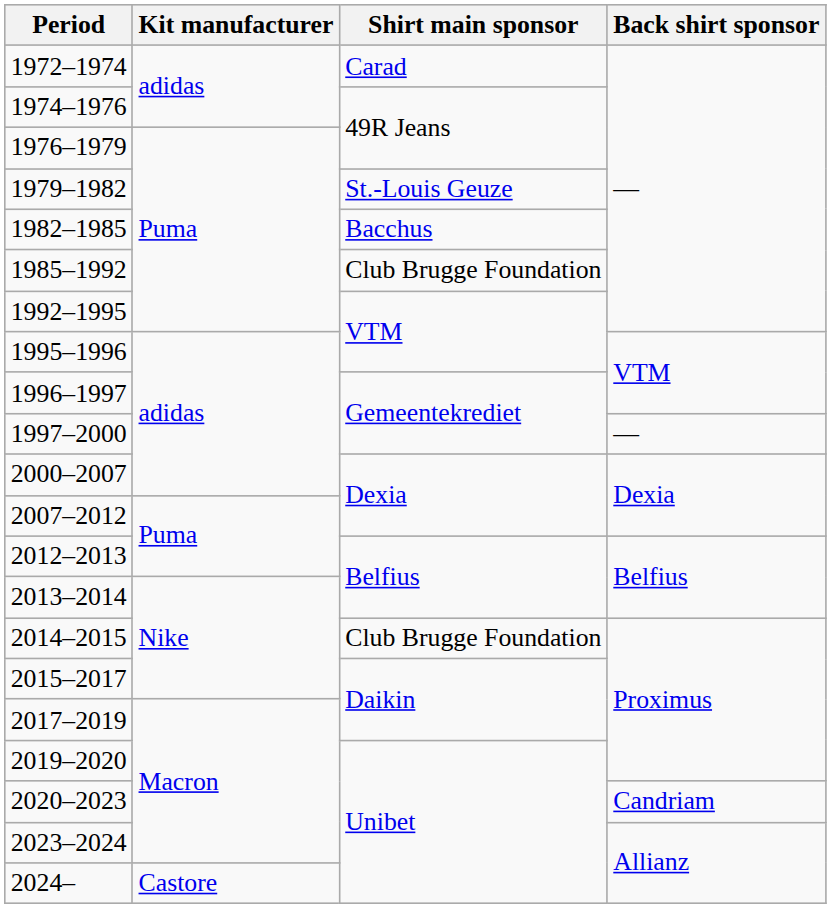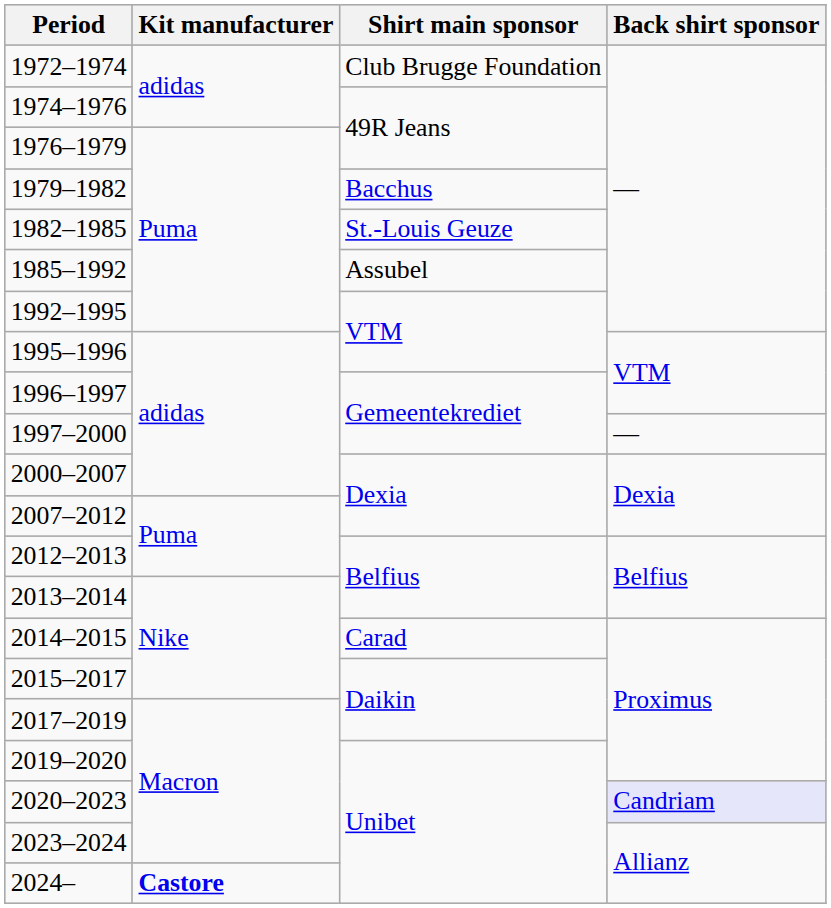(376, 65) Carad -> (473, 65) Club Brugge Foundation
(429, 188) St.-Louis Geuze -> (389, 188) Bacchus
(389, 229) Bacchus -> (429, 229) St.-Louis Geuze
(473, 270) Club Brugge Foundation -> (387, 270) Assubel
(473, 637) Club Brugge Foundation -> (376, 637) Carad
(664, 801) no background -> (664, 801) lavender background
(178, 882) normal -> (181, 882) bold
